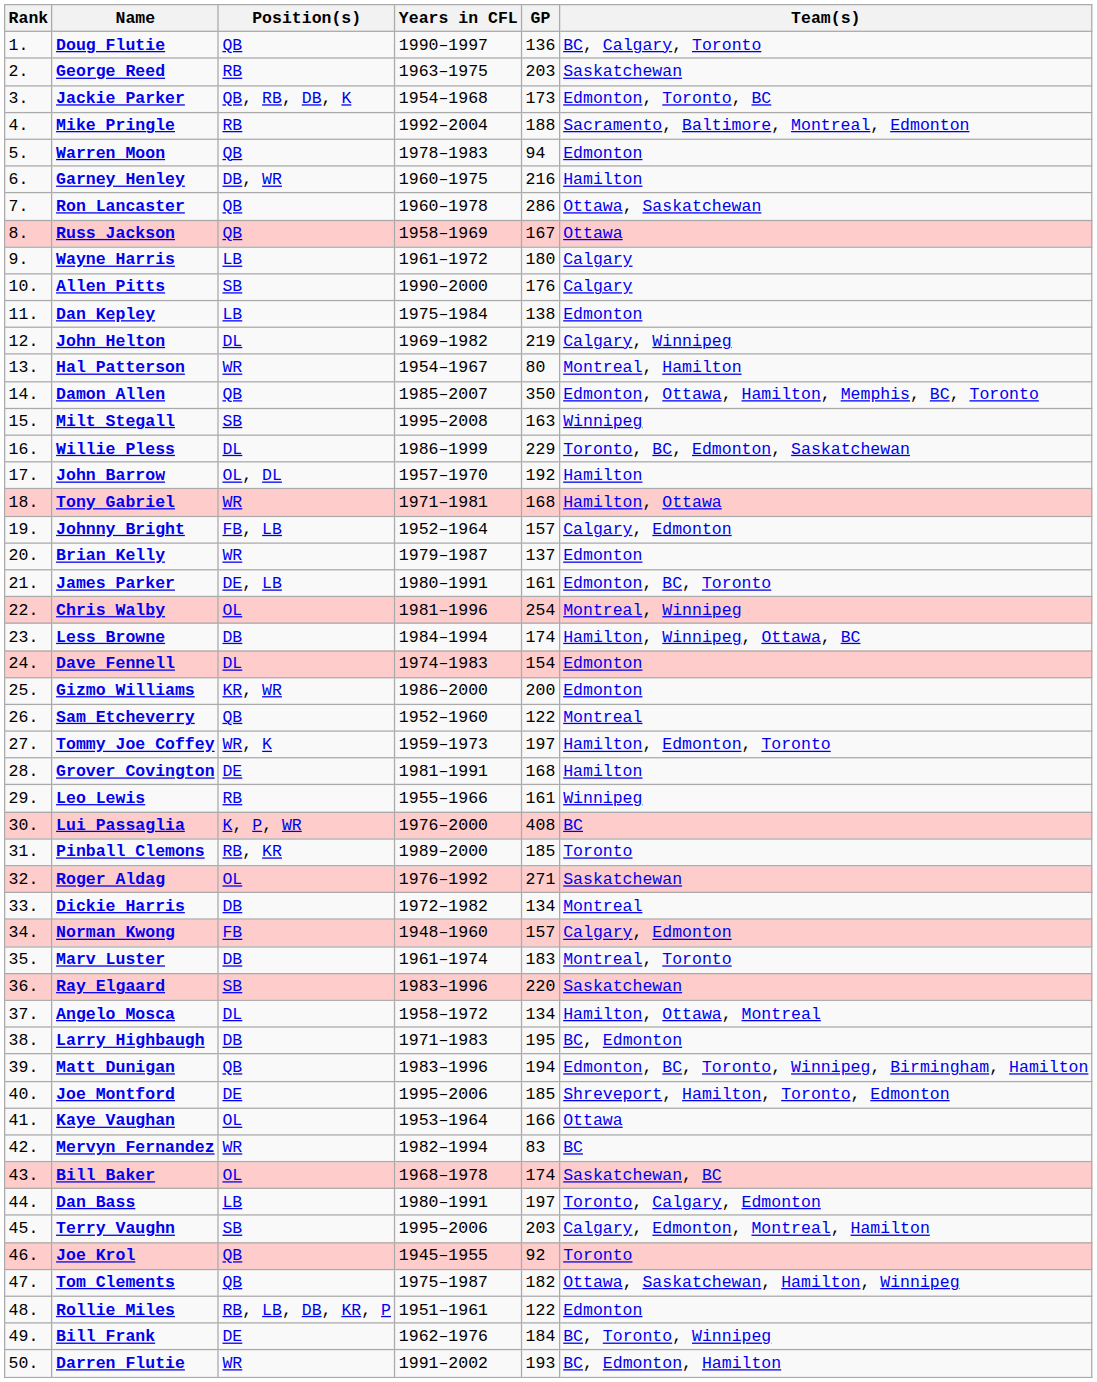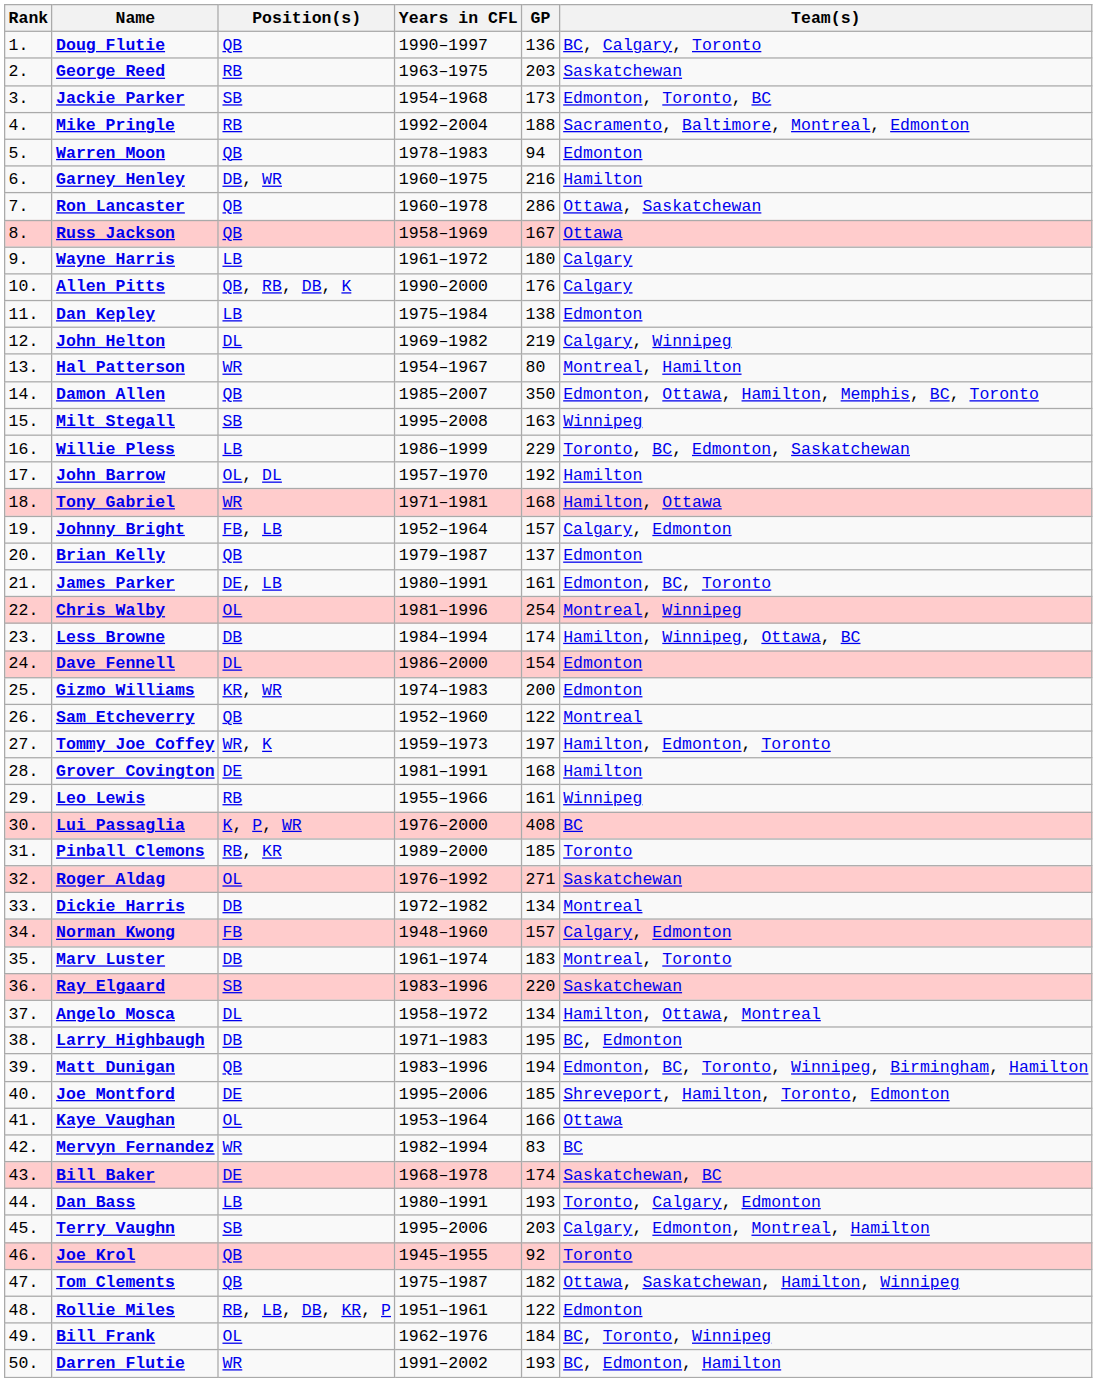(287, 99) QB, RB, DB, K -> (232, 99) SB
(232, 287) SB -> (287, 287) QB, RB, DB, K
(232, 449) DL -> (232, 449) LB
(232, 556) WR -> (232, 556) QB
(443, 664) 1974–1983 -> (443, 664) 1986–2000
(443, 691) 1986–2000 -> (443, 691) 1974–1983
(232, 1175) OL -> (232, 1175) DE
(540, 1202) 197 -> (540, 1202) 193
(232, 1337) DE -> (232, 1337) OL
